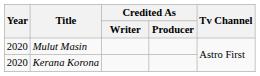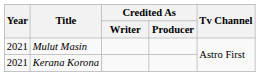(17, 46) 2020 -> (17, 46) 2021
(17, 63) 2020 -> (17, 63) 2021
